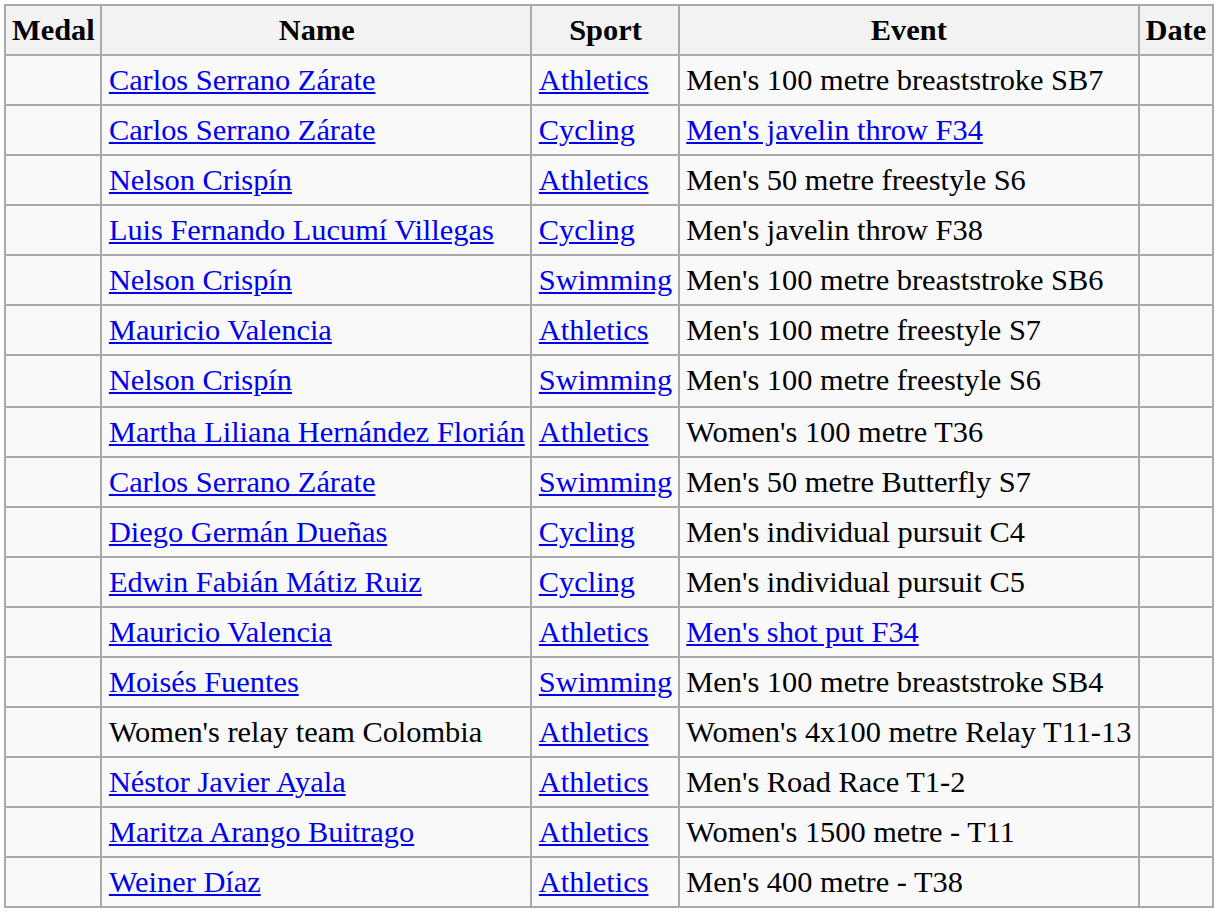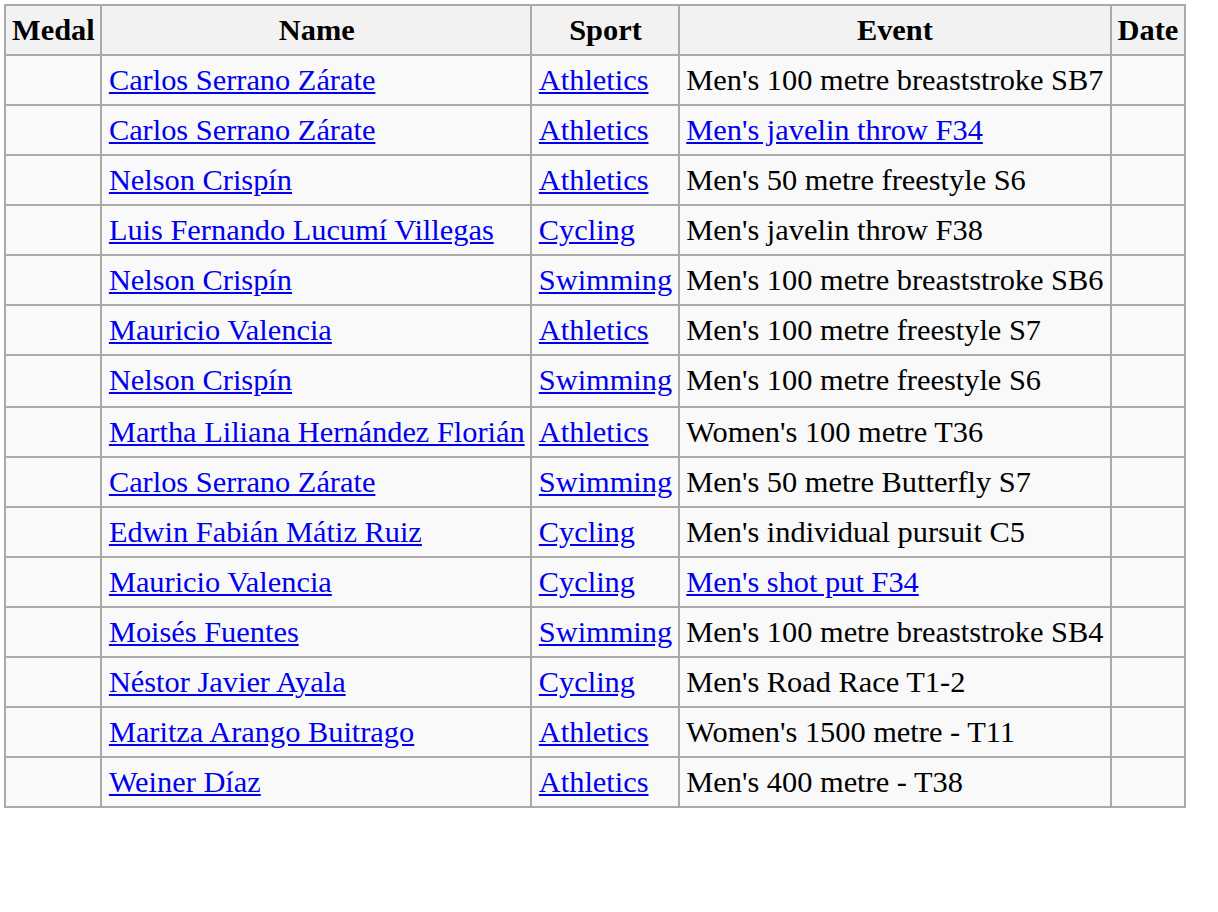(587, 130) Cycling -> (594, 130) Athletics
- row: (856, 530)
(594, 631) Athletics -> (587, 581) Cycling
- row: (909, 731)
(594, 781) Athletics -> (587, 681) Cycling
